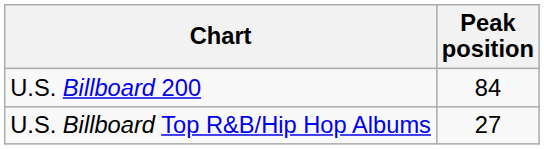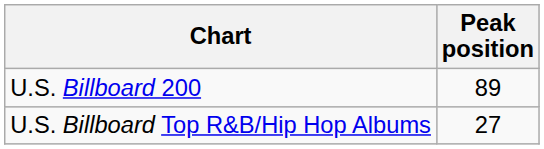(488, 87) 84 -> (488, 87) 89
